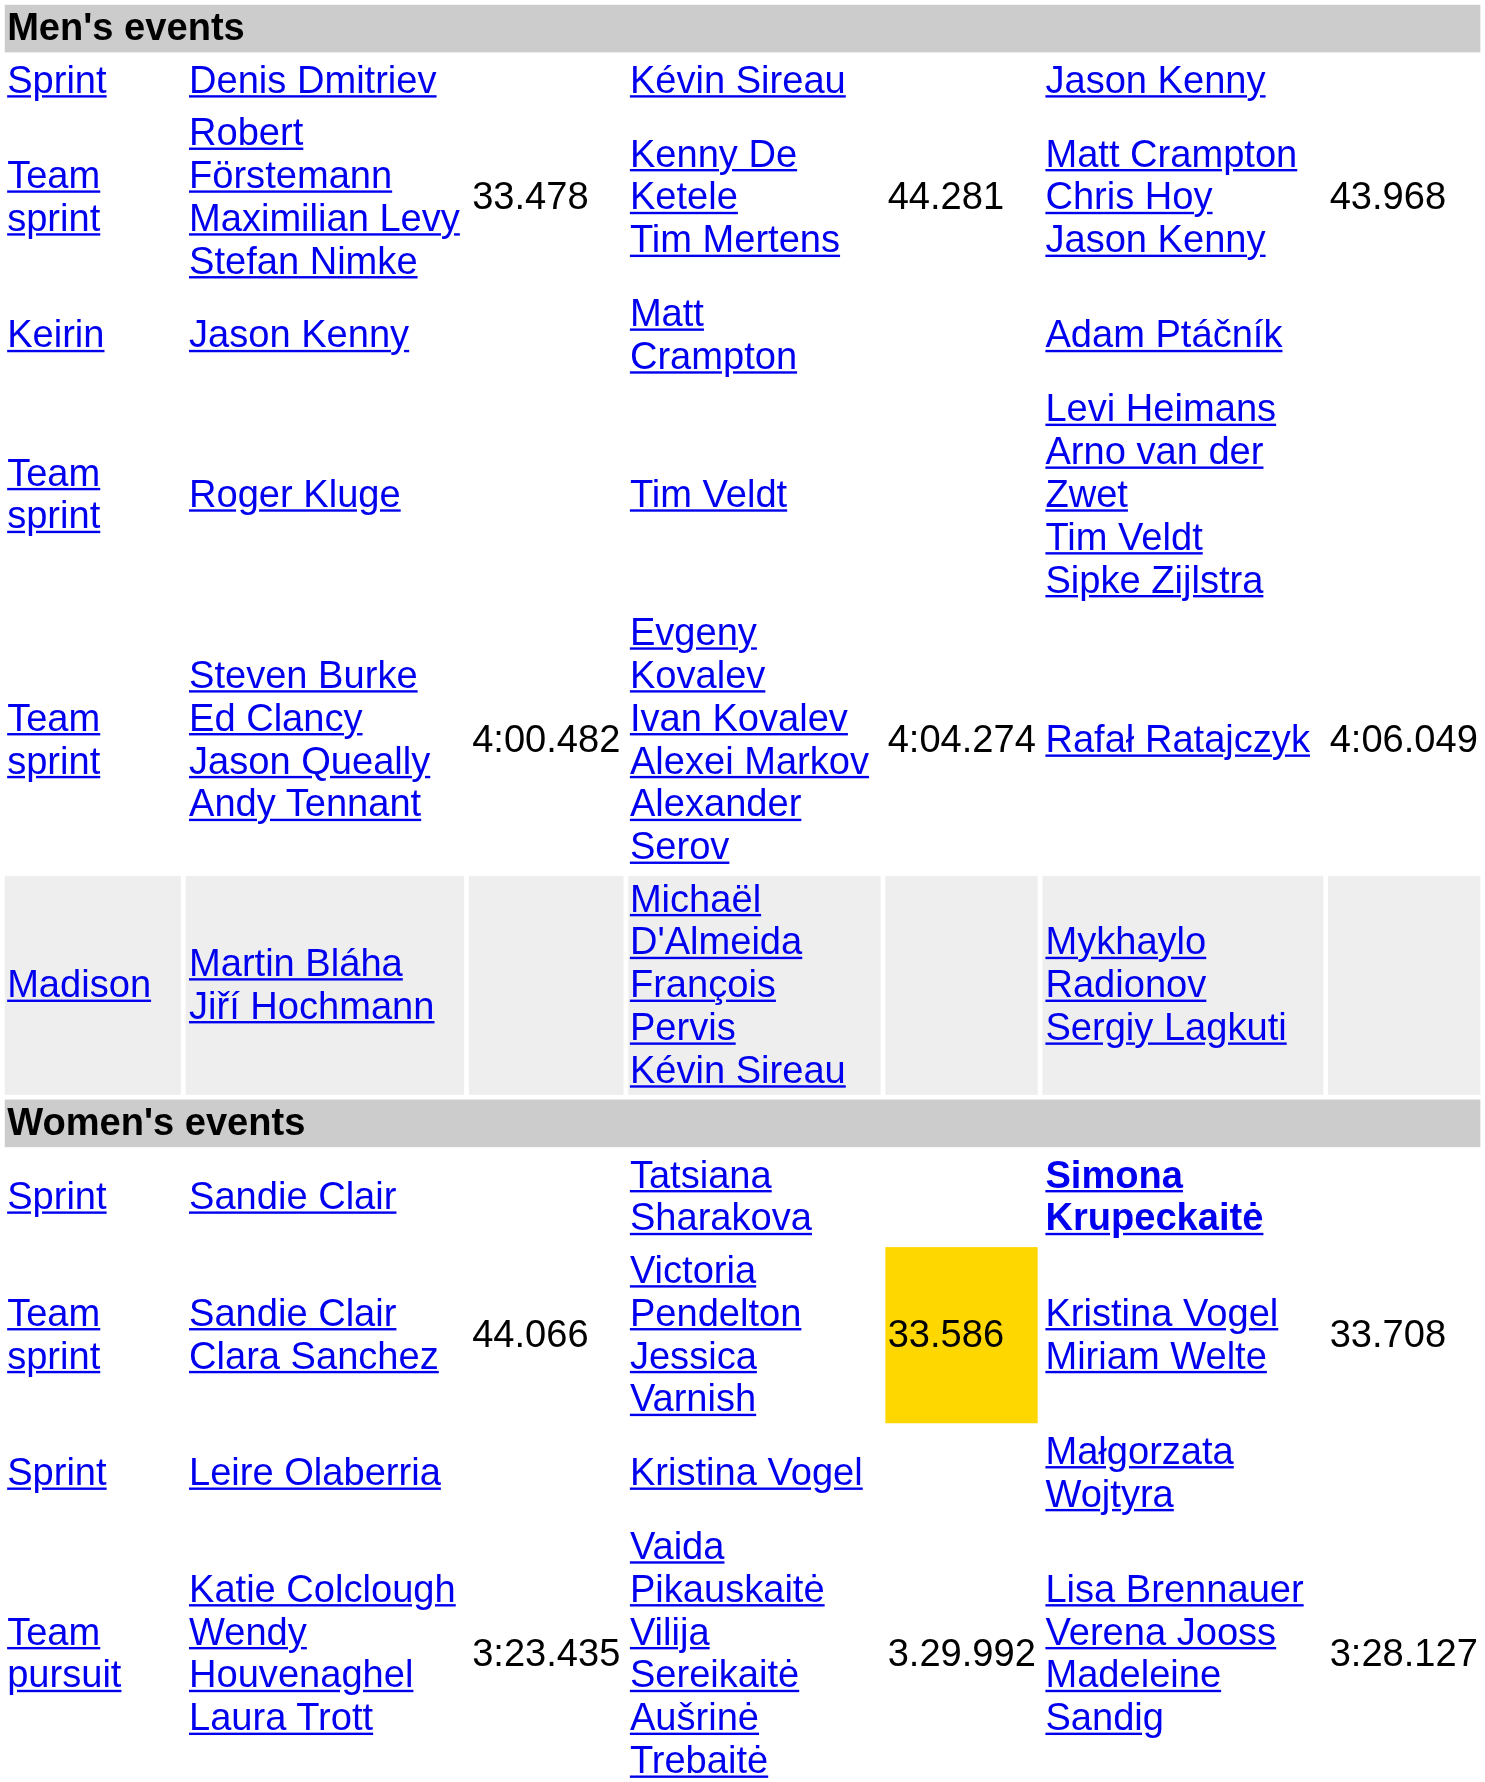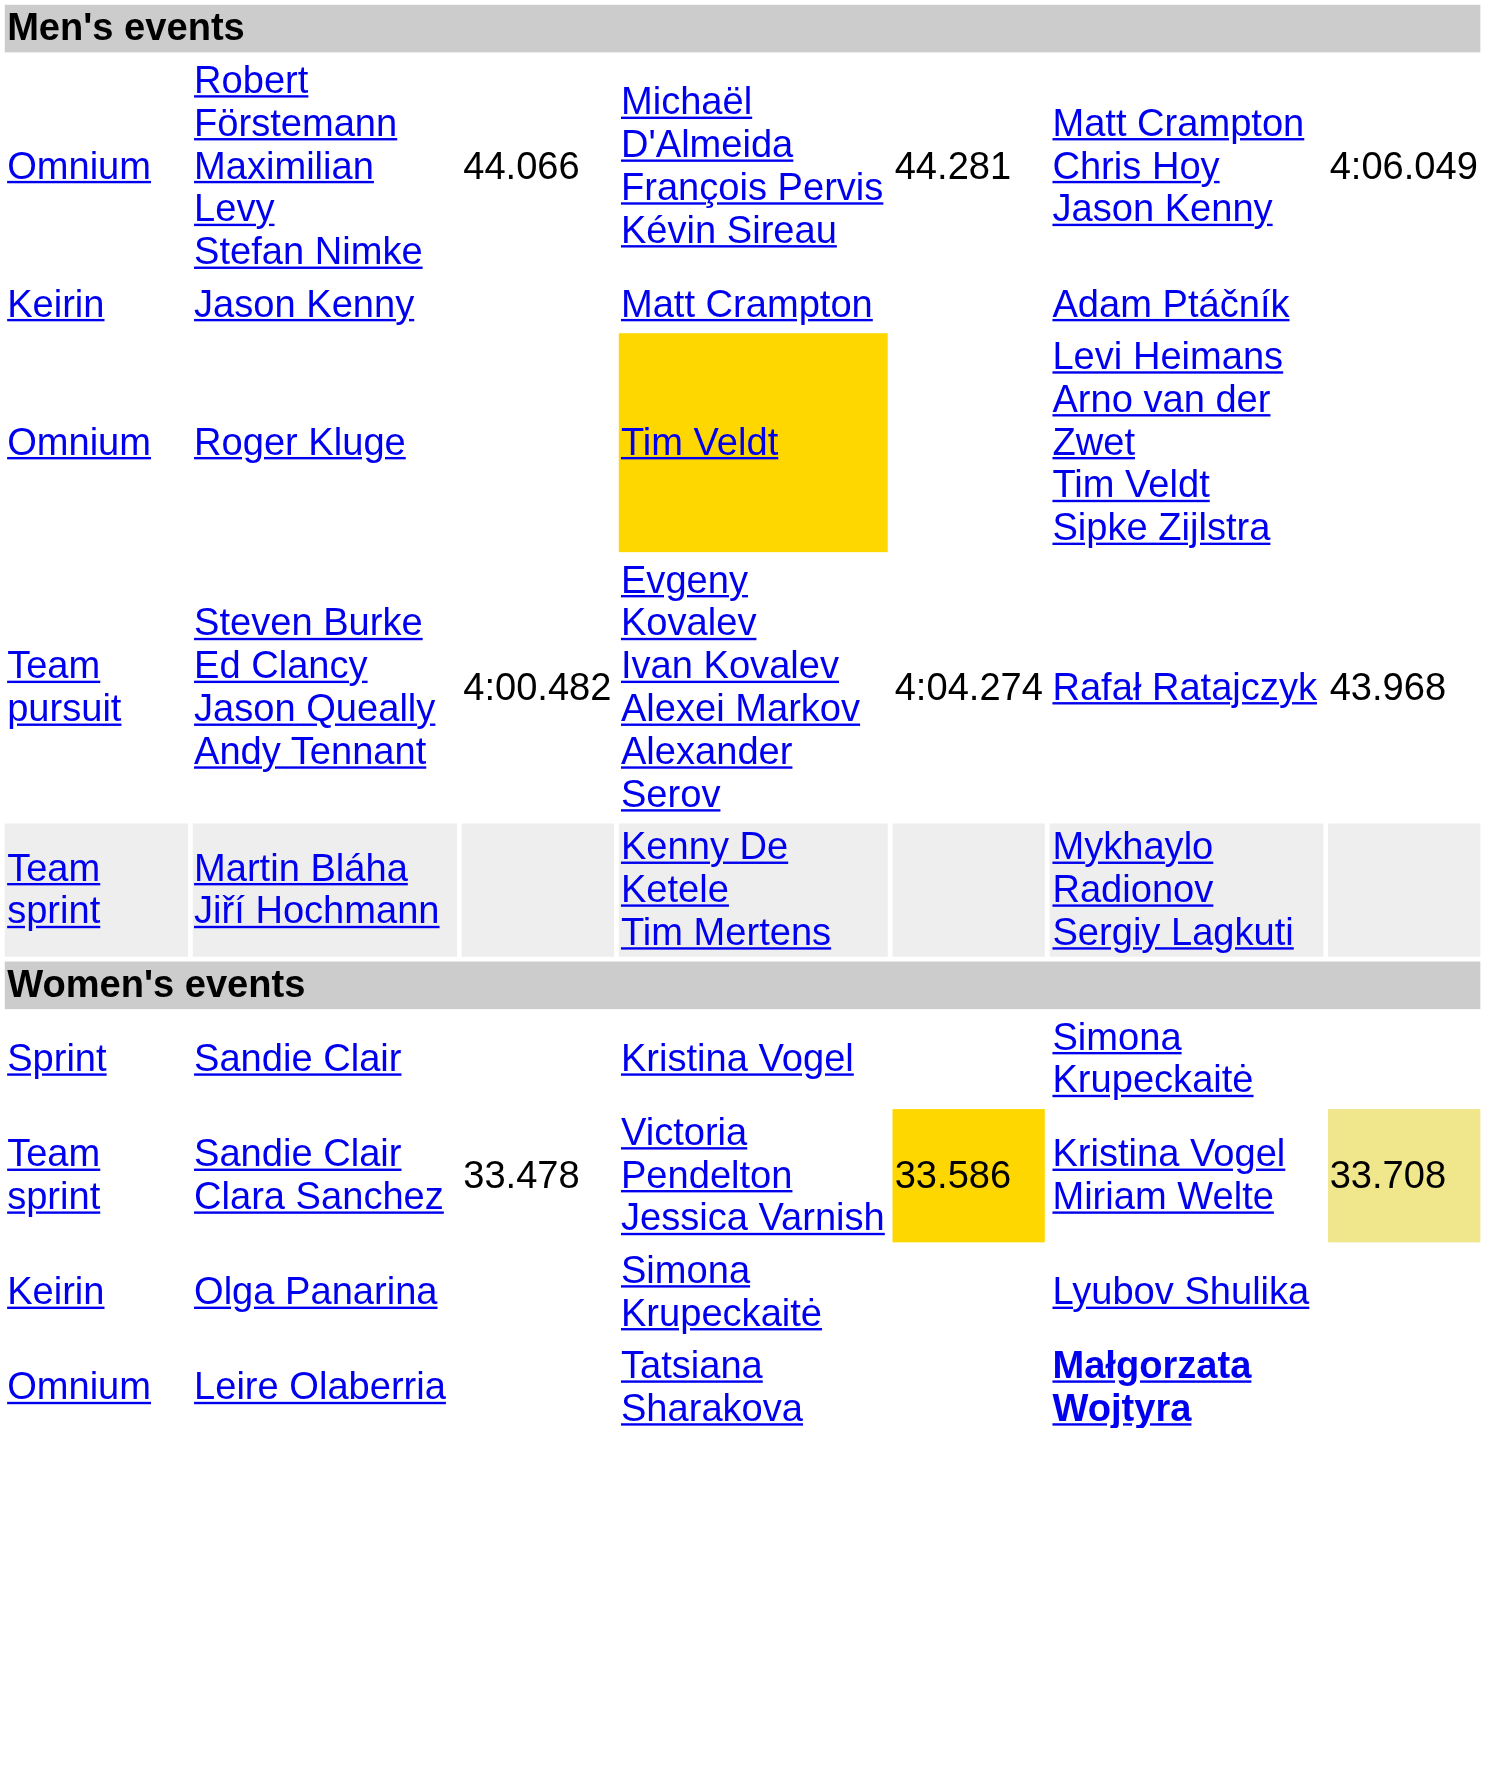- row: (313, 80)
(54, 196) Team sprint -> (79, 165) Omnium
(530, 196) 33.478 -> (521, 165) 44.066
(735, 196) Kenny De Ketele Tim Mertens -> (752, 165) Michaël D'Almeida François Pervis Kévin Sireau
(1388, 196) 43.968 -> (1404, 165) 4:06.049
(54, 494) Team sprint -> (79, 441) Omnium
(709, 494) no background -> (700, 441) gold background
(54, 739) Team sprint -> (64, 687) Team pursuit
(1404, 739) 4:06.049 -> (1388, 687) 43.968
(79, 984) Madison -> (54, 889) Team sprint
(738, 984) Michaël D'Almeida François Pervis Kévin Sireau -> (726, 889) Kenny De Ketele Tim Mertens
(721, 1196) Tatsiana Sharakova -> (737, 1058) Kristina Vogel
(1154, 1196) bold -> (1153, 1058) normal
(530, 1334) 44.066 -> (521, 1175) 33.478
(1388, 1334) no background -> (1388, 1175) khaki background
+ row: (316, 1291)
(57, 1472) Sprint -> (79, 1386) Omnium
(746, 1472) Kristina Vogel -> (712, 1386) Tatsiana Sharakova
(1140, 1472) normal -> (1152, 1386) bold
- row: (322, 1653)
